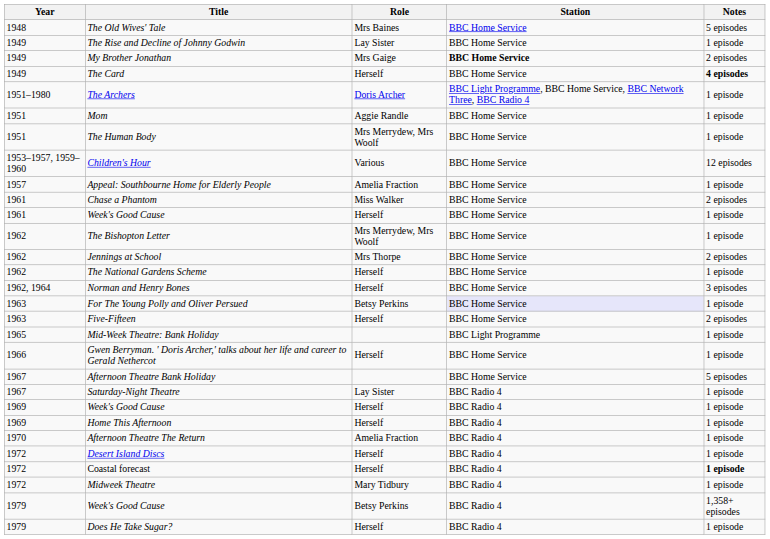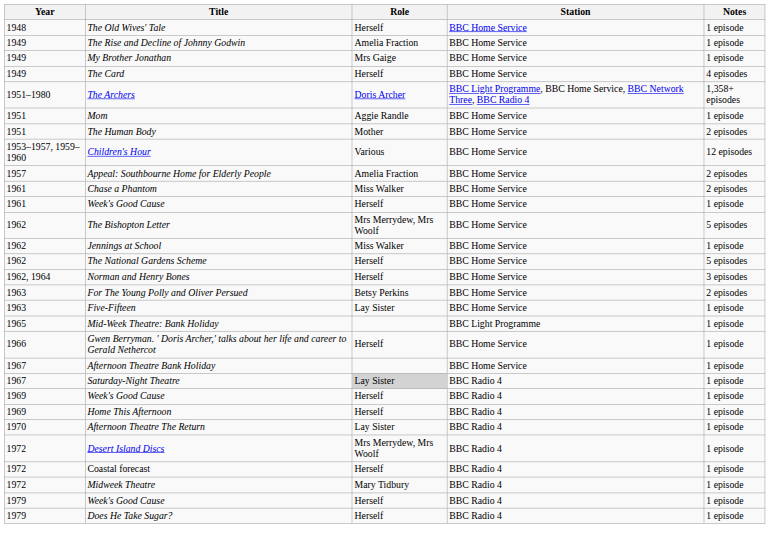(377, 27) Mrs Baines -> (369, 27) Herself
(727, 27) 5 episodes -> (725, 27) 1 episode
(374, 43) Lay Sister -> (386, 43) Amelia Fraction
(489, 58) bold -> (488, 58) normal
(727, 58) 2 episodes -> (725, 58) 1 episode
(727, 74) bold -> (727, 74) normal
(725, 95) 1 episode -> (723, 95) 1,358+ episodes
(394, 137) Mrs Merrydew, Mrs Woolf -> (369, 131) Mother
(725, 137) 1 episode -> (727, 131) 2 episodes
(725, 184) 1 episode -> (727, 173) 2 episodes
(725, 236) 1 episode -> (727, 225) 5 episodes
(378, 257) Mrs Thorpe -> (379, 246) Miss Walker
(727, 257) 2 episodes -> (725, 246) 1 episode
(725, 272) 1 episode -> (727, 261) 5 episodes
(488, 303) lavender background -> (488, 292) no background
(725, 303) 1 episode -> (727, 292) 2 episodes
(369, 319) Herself -> (374, 308) Lay Sister
(727, 319) 2 episodes -> (725, 308) 1 episode
(727, 376) 5 episodes -> (725, 365) 1 episode
(374, 392) no background -> (374, 381) lightgrey background
(386, 438) Amelia Fraction -> (374, 427) Lay Sister
(369, 454) Herself -> (394, 448) Mrs Merrydew, Mrs Woolf
(725, 469) bold -> (725, 469) normal
(381, 506) Betsy Perkins -> (369, 500) Herself
(723, 506) 1,358+ episodes -> (725, 500) 1 episode
